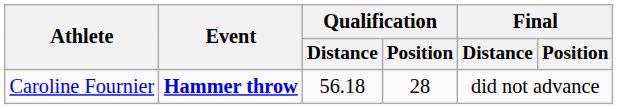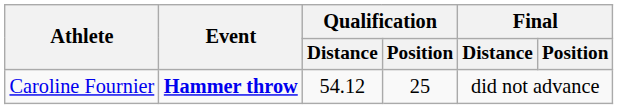(342, 86) 56.18 -> (342, 86) 54.12
(420, 86) 28 -> (420, 86) 25
